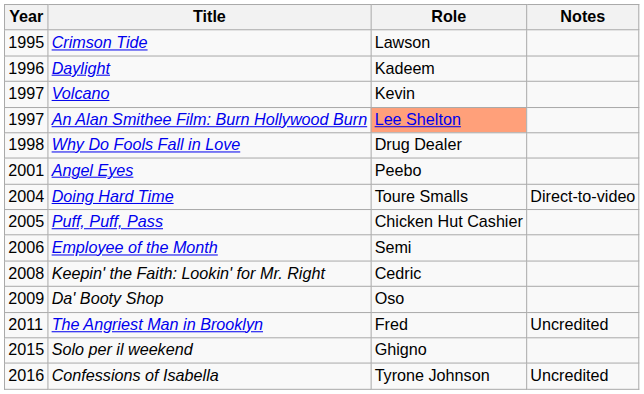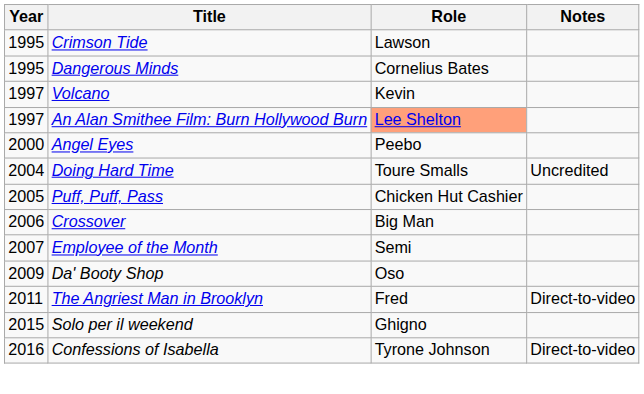+ row: (115, 68)
- row: (81, 68)
- row: (146, 145)
(26, 171) 2001 -> (26, 145) 2000
(583, 196) Direct-to-video -> (569, 171) Uncredited
+ row: (88, 222)
(26, 247) 2006 -> (26, 247) 2007
- row: (188, 273)
(569, 324) Uncredited -> (583, 299) Direct-to-video
(569, 376) Uncredited -> (583, 350) Direct-to-video
